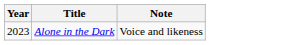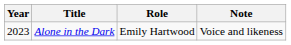+ column: (157, 13)
